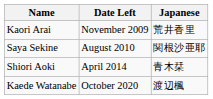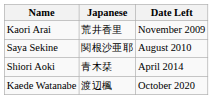columns swapped: (179, 12) <-> (115, 12)
